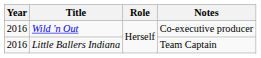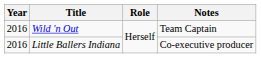(206, 28) Co-executive producer -> (188, 28) Team Captain
(188, 45) Team Captain -> (206, 45) Co-executive producer
